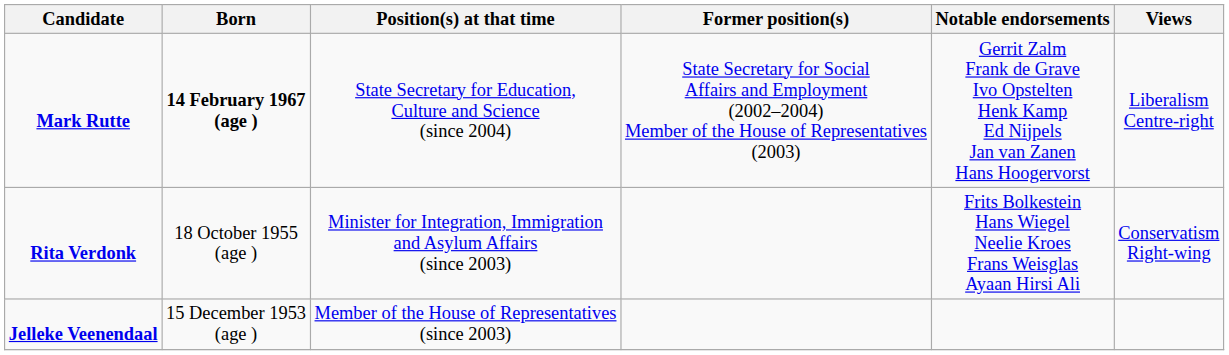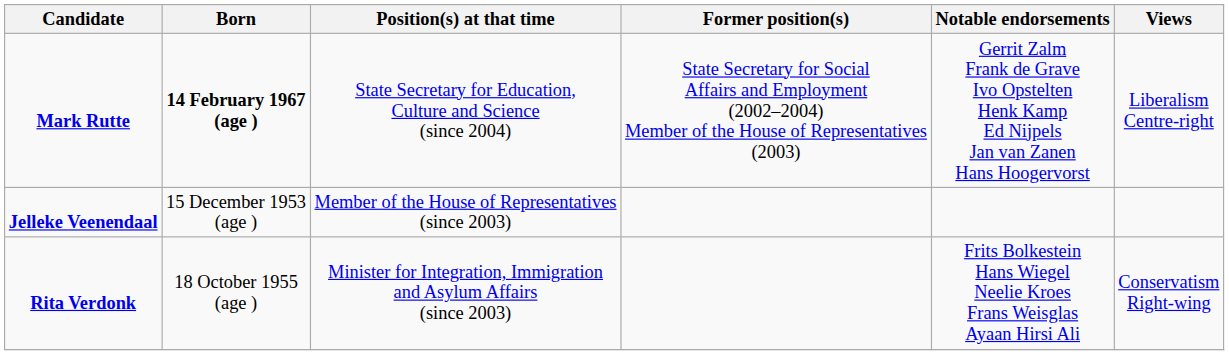rows swapped: (83, 253) <-> (83, 334)
